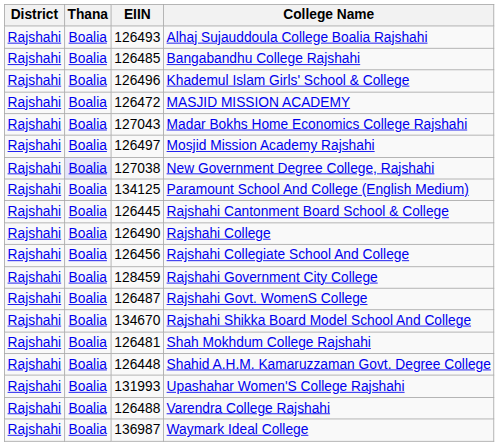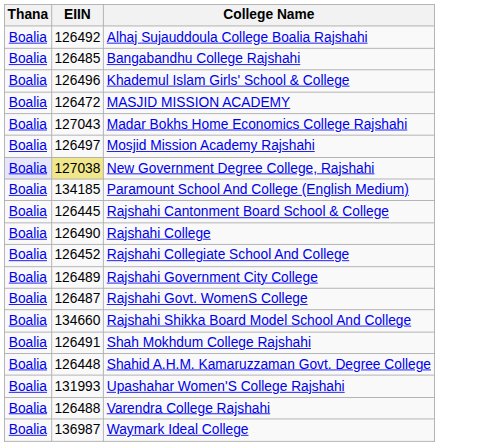- column: (34, 15)
(137, 37) 126493 -> (77, 37) 126492
(137, 168) no background -> (77, 168) khaki background
(137, 189) 134125 -> (77, 189) 134185
(137, 255) 126456 -> (77, 255) 126452
(137, 277) 128459 -> (77, 277) 126489
(137, 320) 134670 -> (77, 320) 134660
(137, 342) 126481 -> (77, 342) 126491
